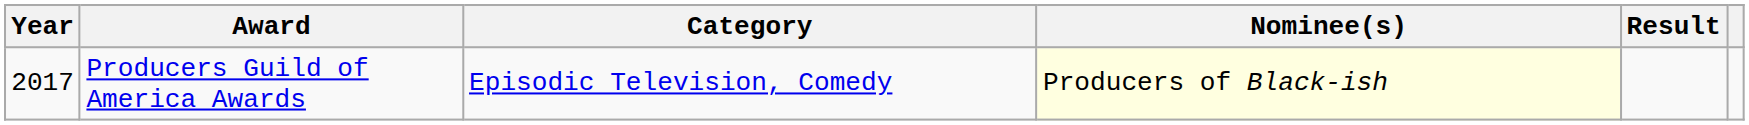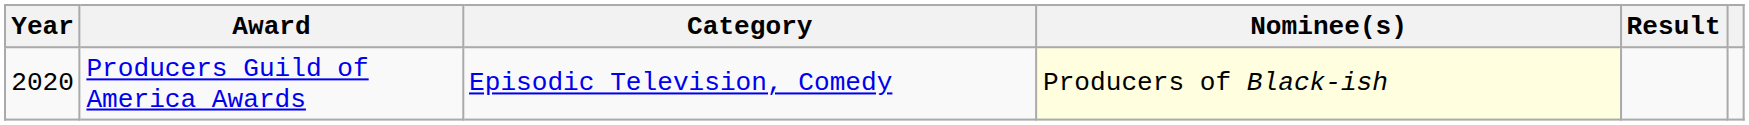(43, 84) 2017 -> (43, 84) 2020
